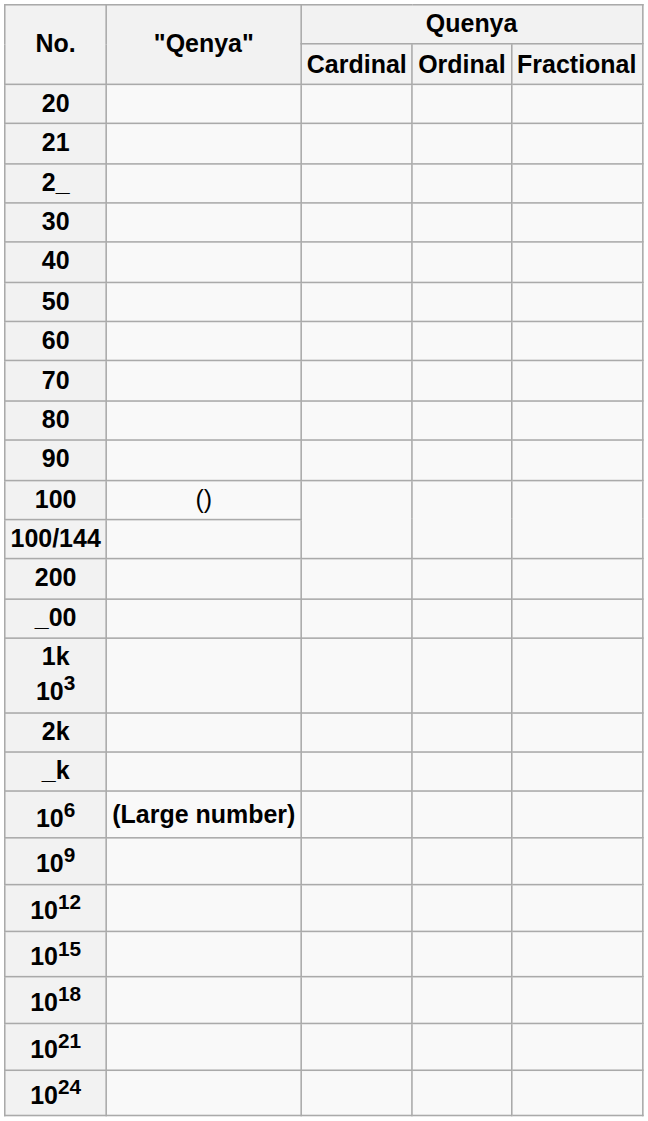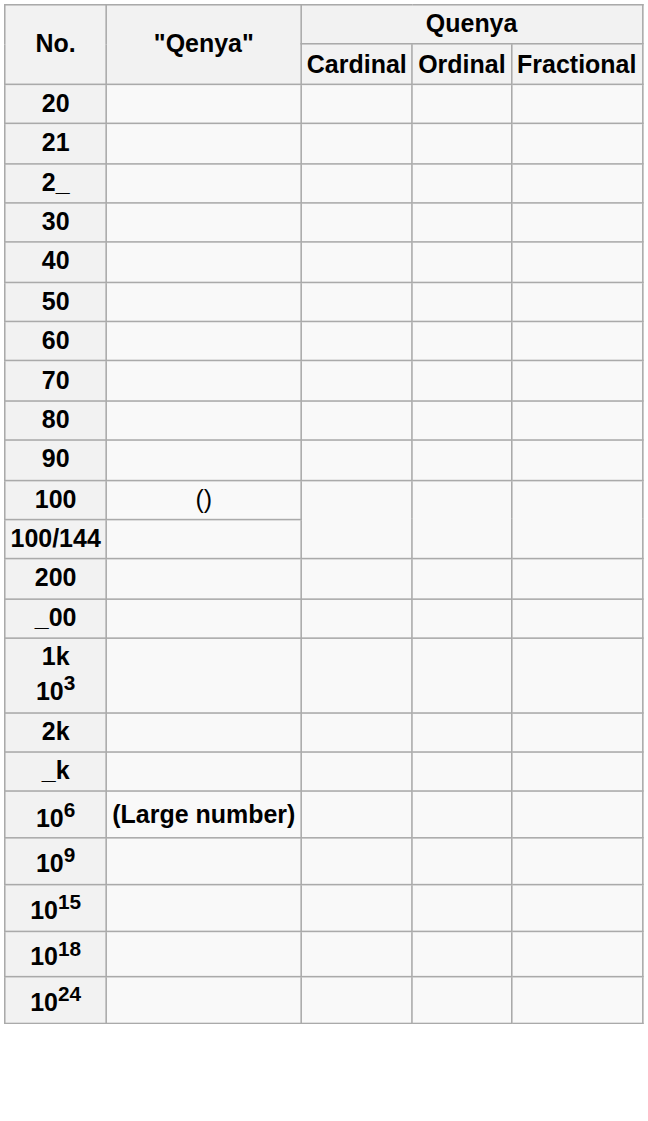- row: (56, 907)
- row: (56, 1046)
